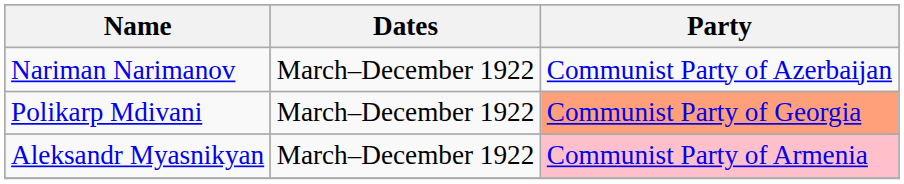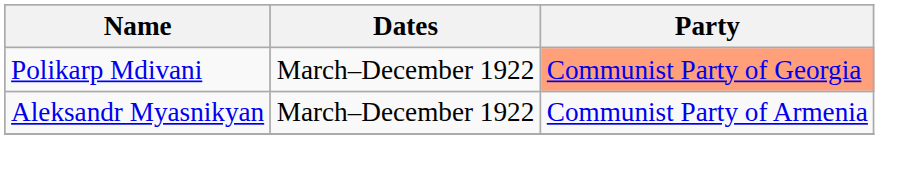- row: (123, 69)
(707, 155) pink background -> (707, 112) no background
